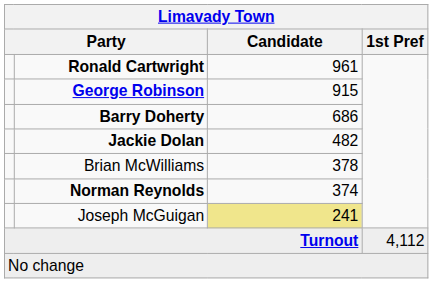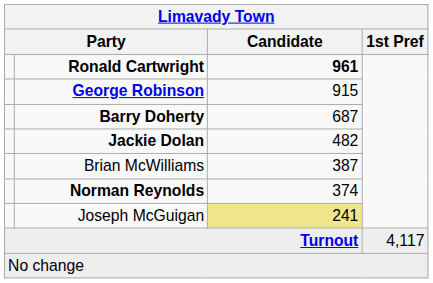(345, 66) normal -> (345, 66) bold
(345, 116) 686 -> (345, 116) 687
(345, 166) 378 -> (345, 166) 387
(405, 240) 4,112 -> (405, 240) 4,117
